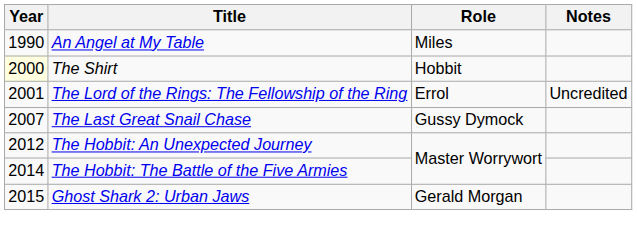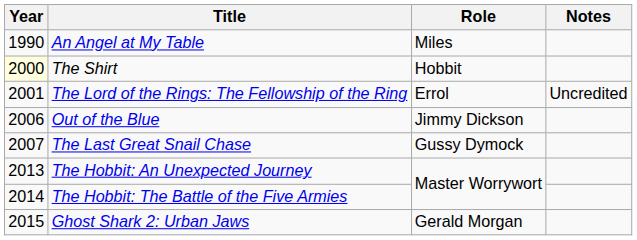+ row: (106, 119)
(26, 145) 2012 -> (26, 171) 2013
